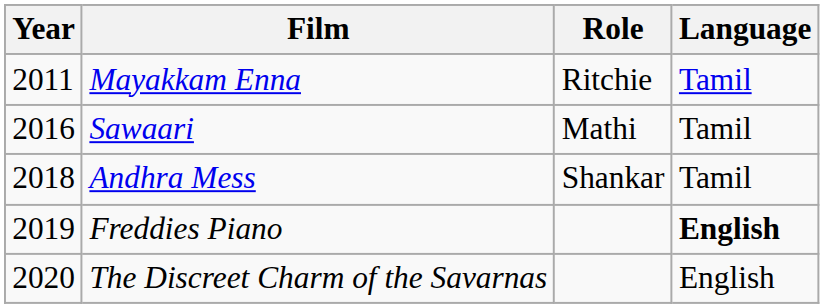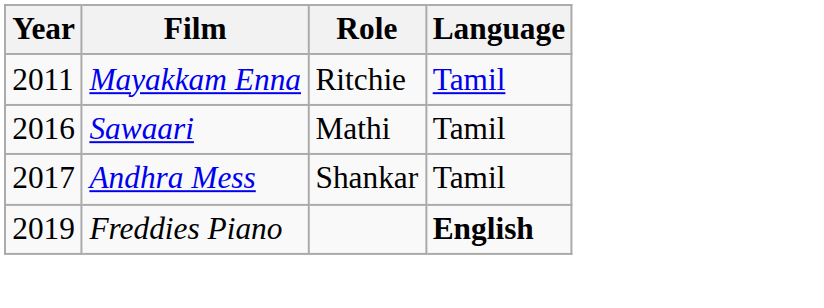(44, 178) 2018 -> (44, 178) 2017
- row: (318, 278)
